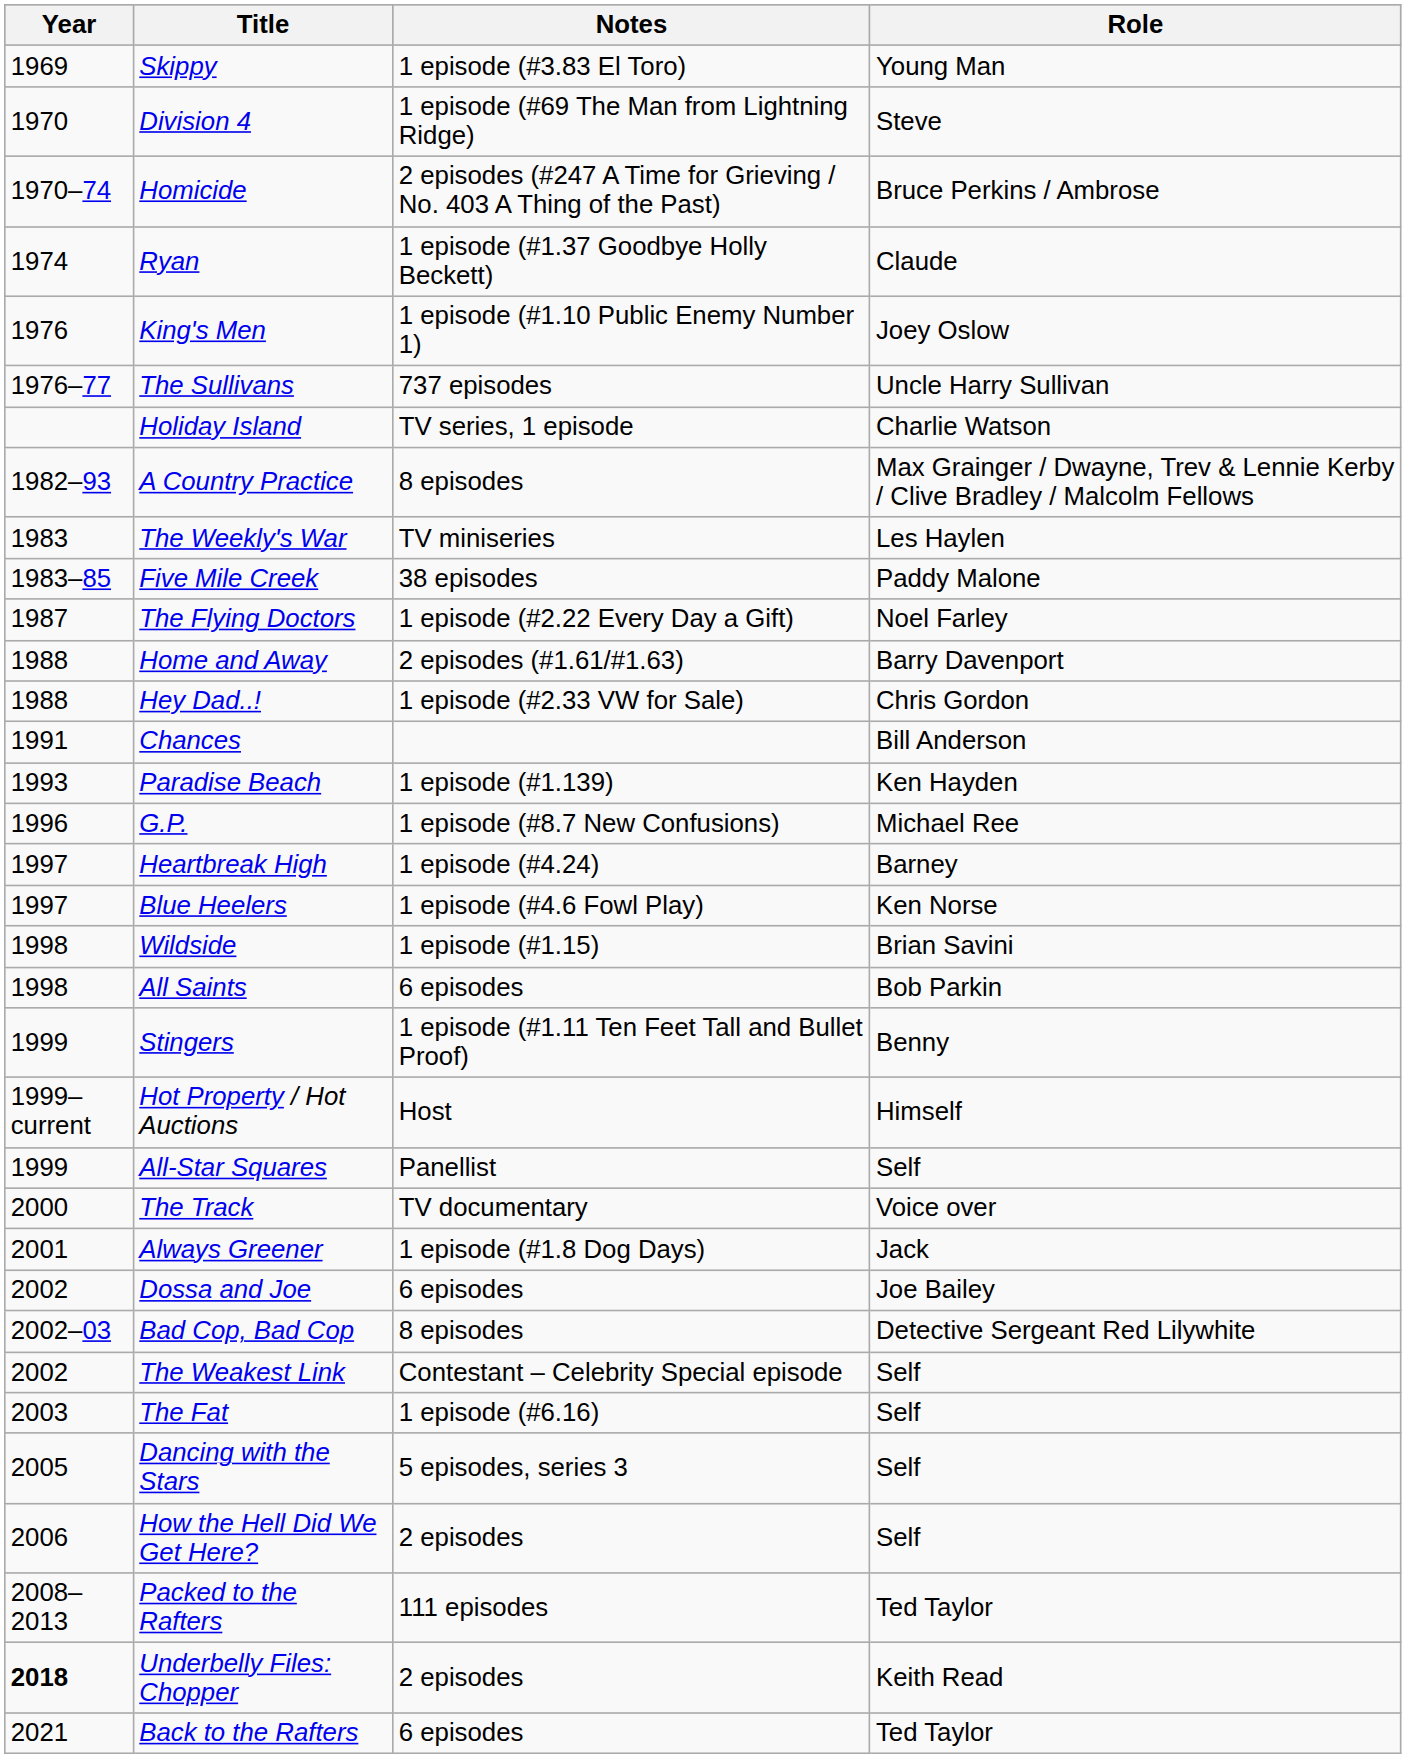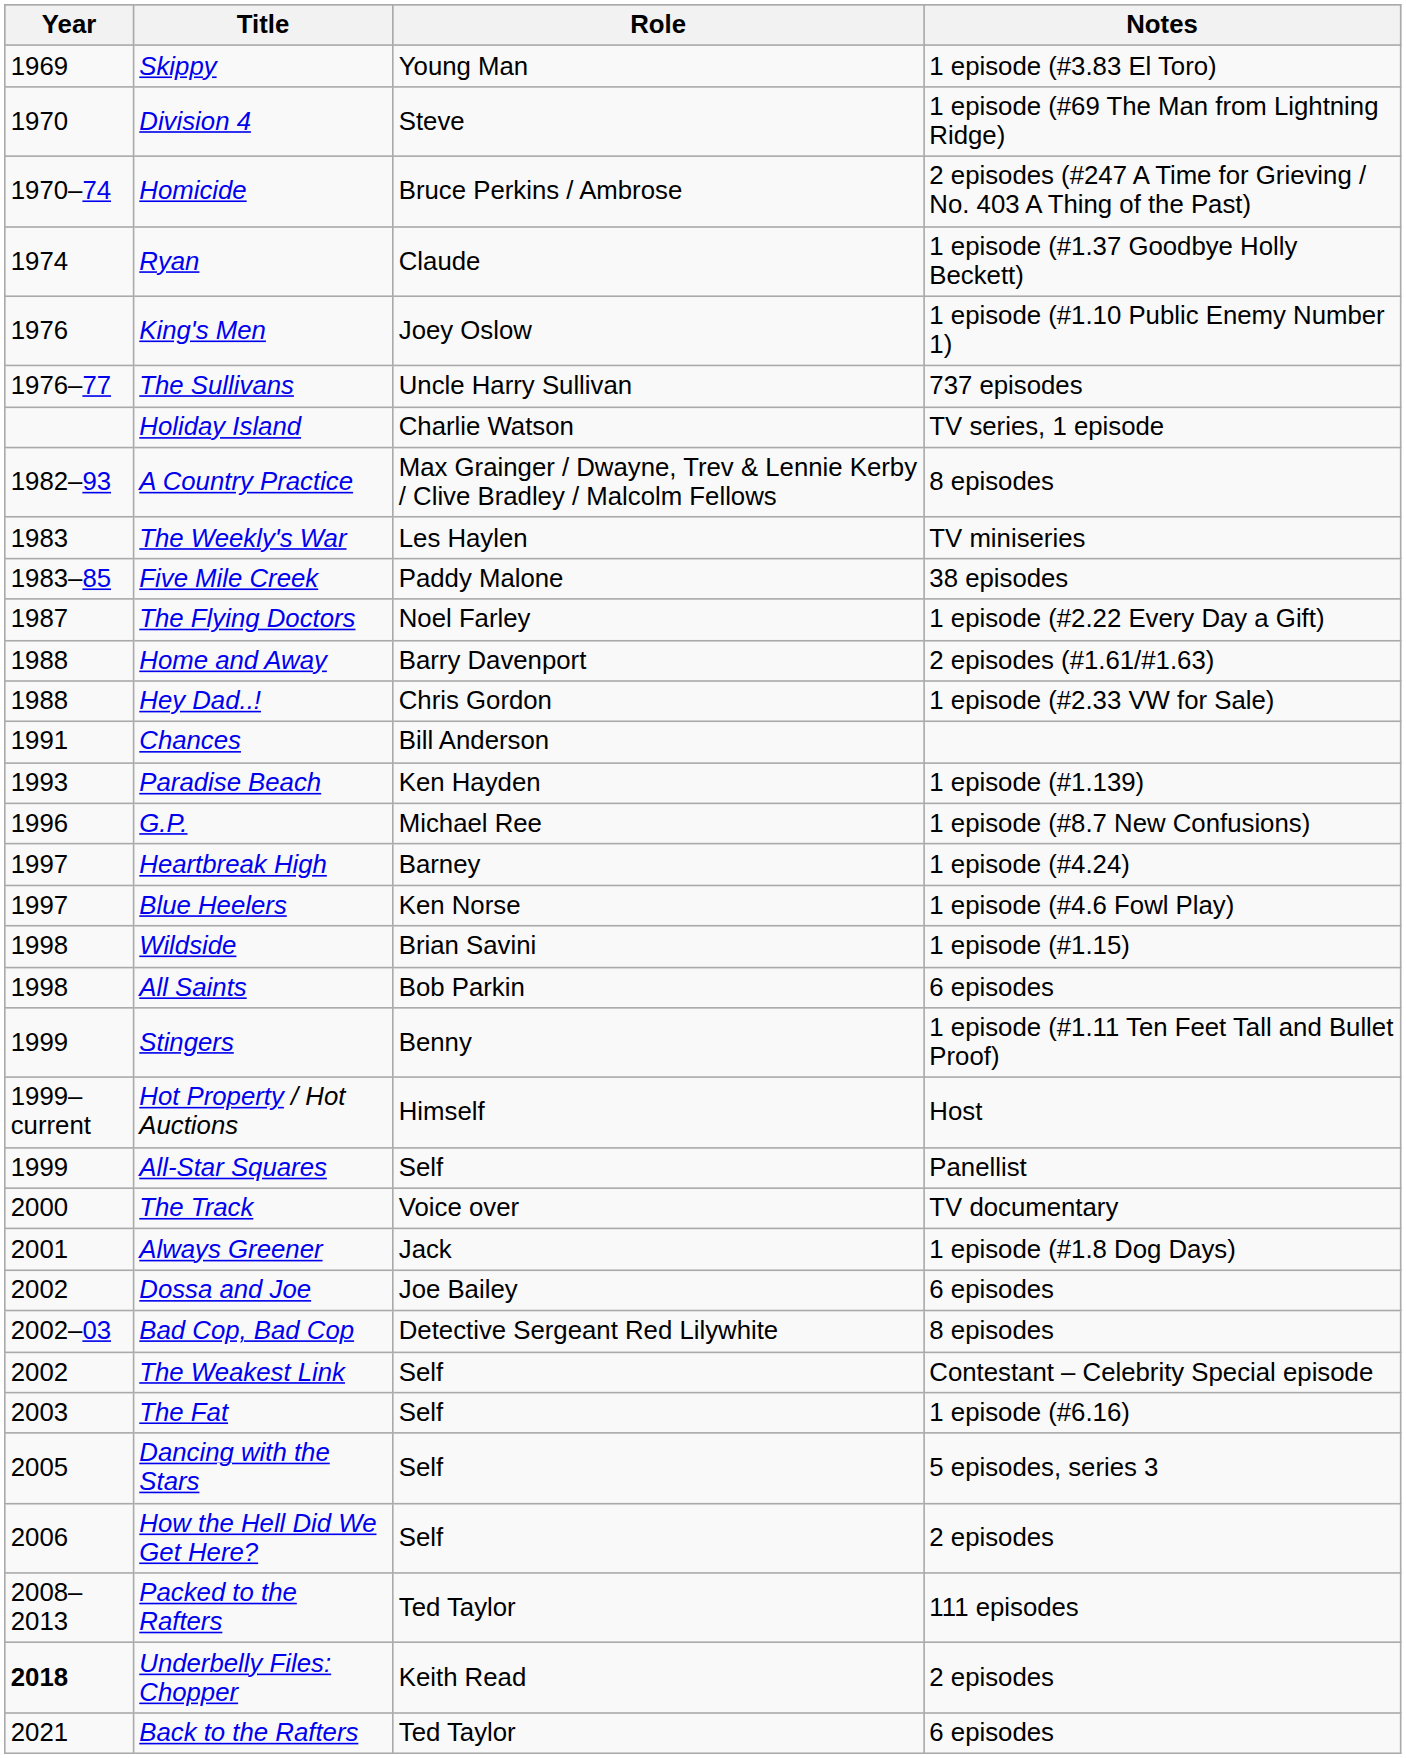columns swapped: (1135, 24) <-> (631, 24)
